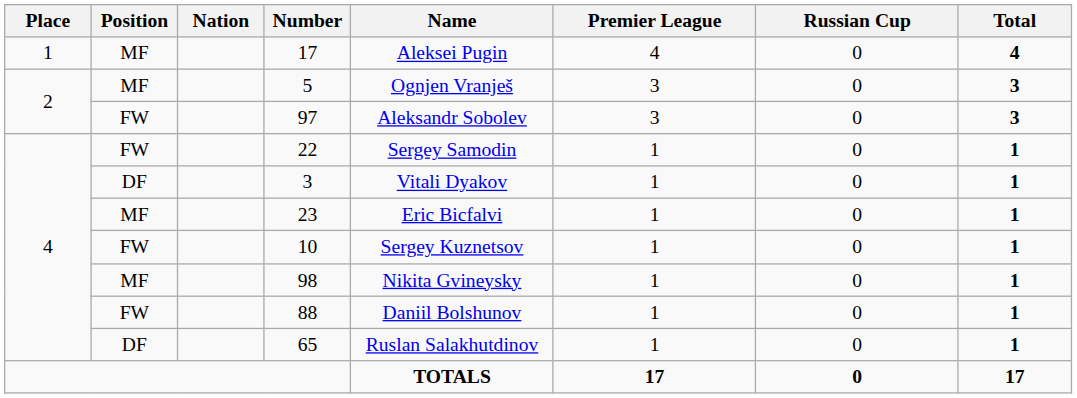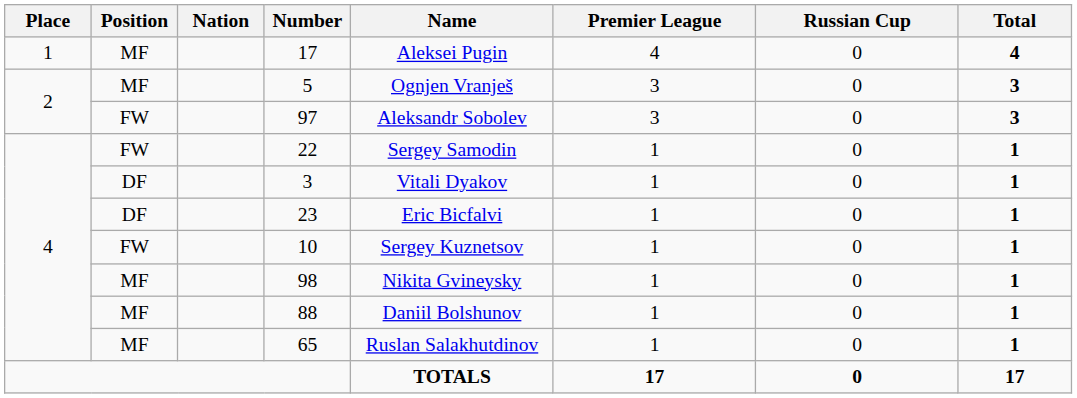(134, 214) MF -> (134, 214) DF
(134, 311) FW -> (134, 311) MF
(134, 344) DF -> (134, 344) MF
